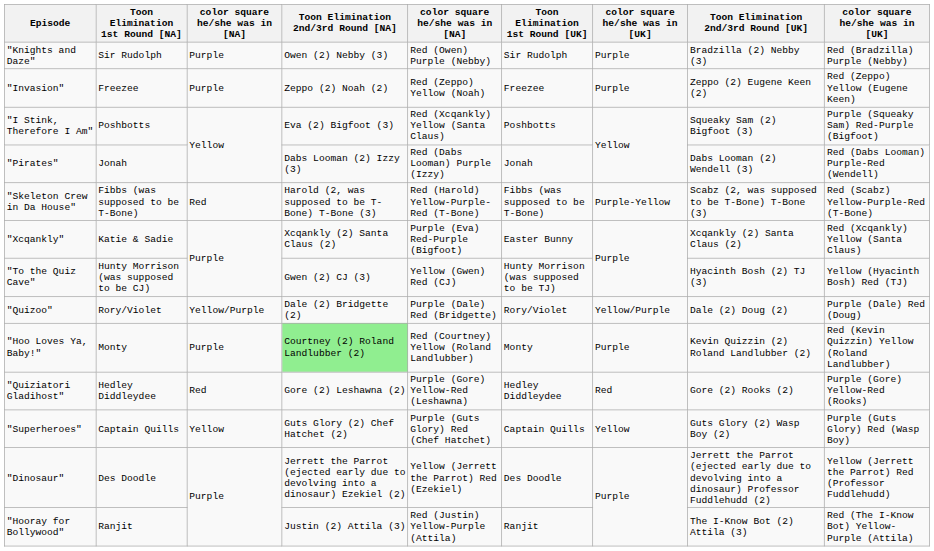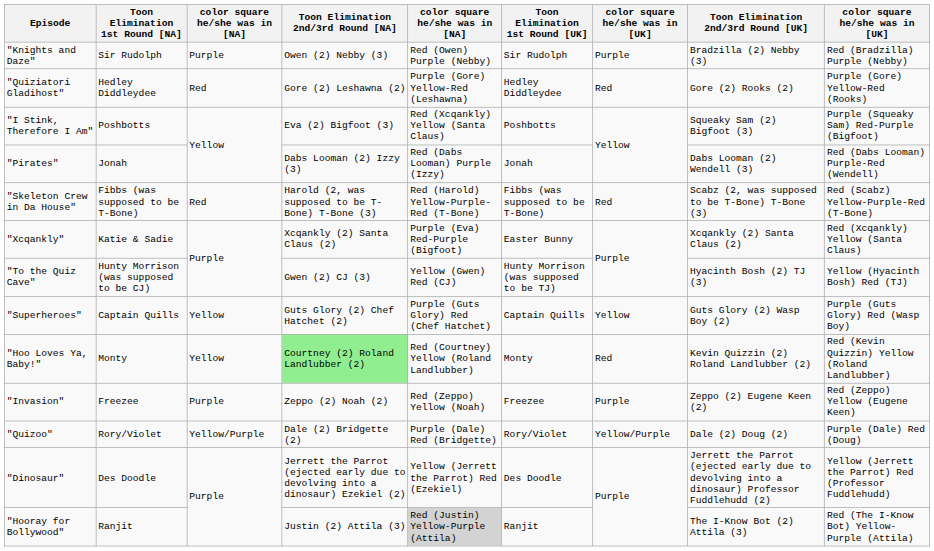rows swapped: (36, 88) <-> (38, 391)
(632, 202) Purple-Yellow -> (604, 202) Red
rows swapped: (30, 310) <-> (44, 429)
(207, 348) Purple -> (207, 359) Yellow
(612, 348) Purple -> (604, 359) Red
(448, 527) no background -> (448, 527) lightgrey background
